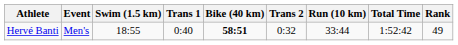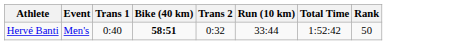- column: (128, 13)
(438, 31) 49 -> (367, 31) 50
